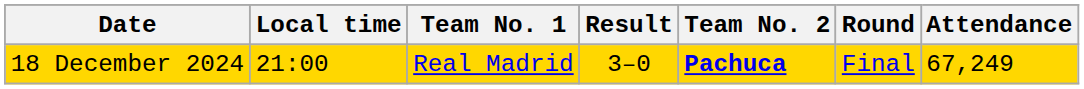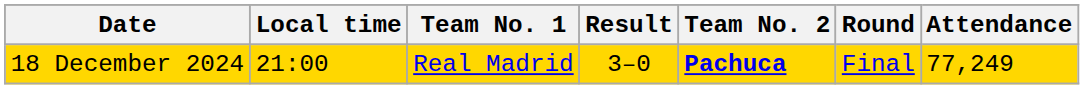(970, 64) 67,249 -> (970, 64) 77,249
